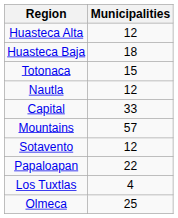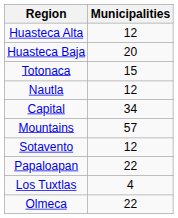(130, 52) 18 -> (130, 52) 20
(130, 109) 33 -> (130, 109) 34
(130, 204) 25 -> (130, 204) 22
